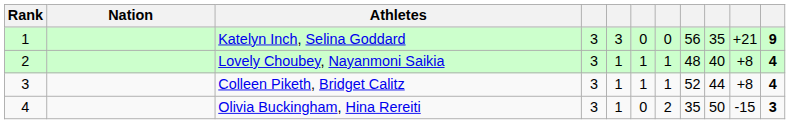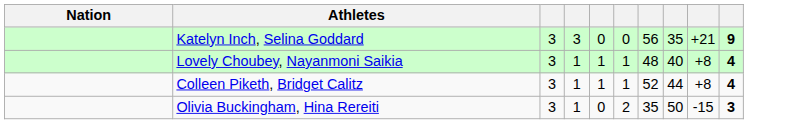- column: (25, 15)
